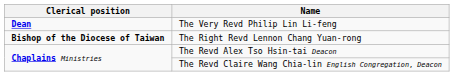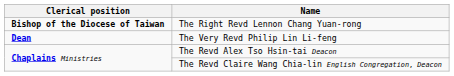rows swapped: (270, 38) <-> (258, 24)
